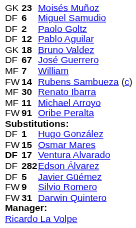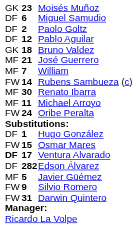(11, 60) DF -> (12, 60) MF
(27, 60) 67 -> (27, 60) 21
(27, 113) 91 -> (27, 113) 24
(11, 176) DF -> (12, 176) MF
